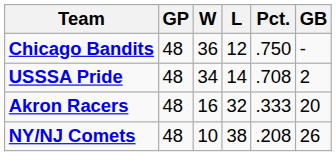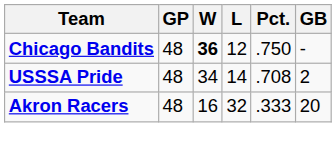(208, 48) normal -> (208, 48) bold
- row: (72, 135)
